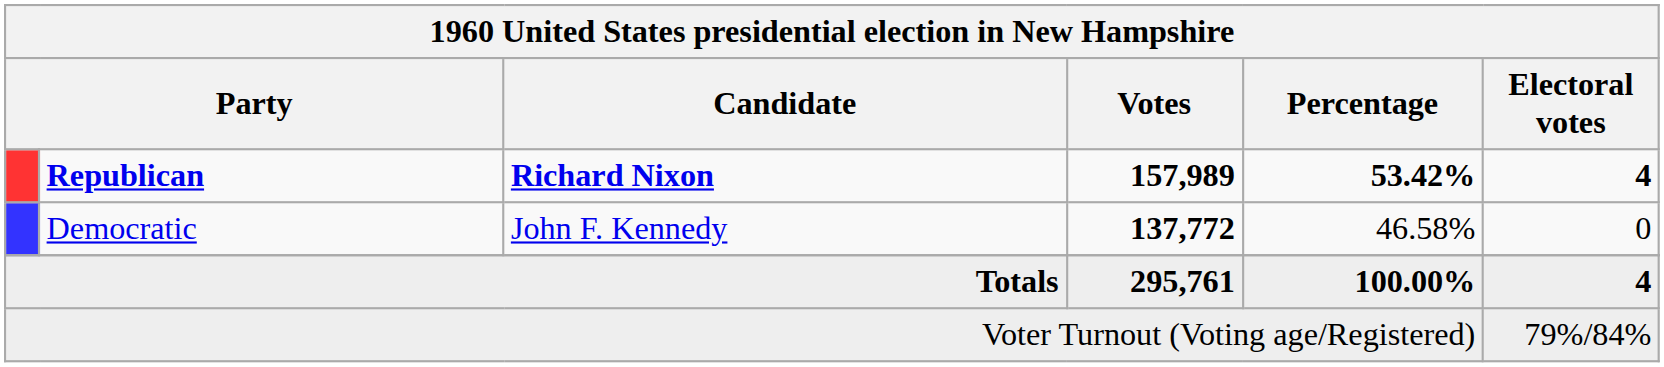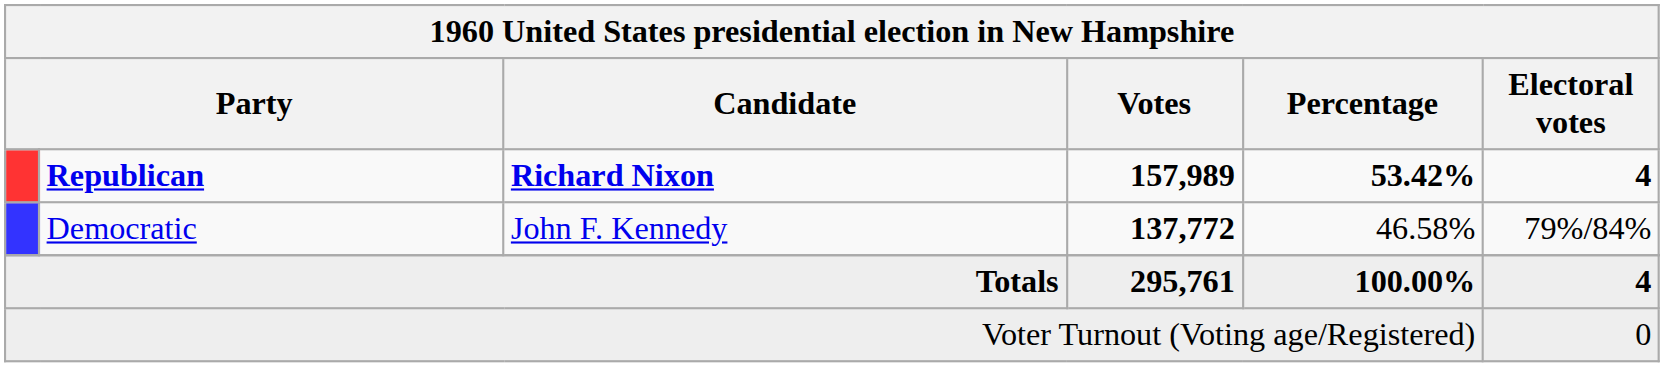(1643, 228) 0 -> (1588, 228) 79%/84%
(1588, 335) 79%/84% -> (1643, 335) 0
